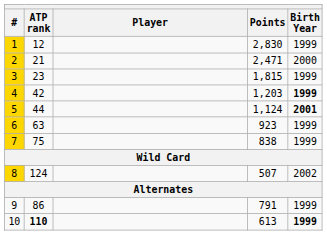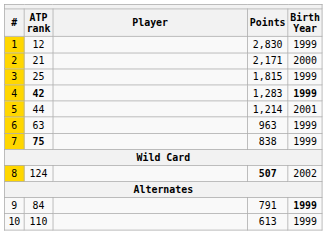(268, 61) 2,471 -> (268, 61) 2,171
(39, 77) 23 -> (39, 77) 25
(39, 93) normal -> (39, 93) bold
(268, 93) 1,203 -> (268, 93) 1,283
(268, 109) 1,124 -> (268, 109) 1,214
(305, 109) bold -> (305, 109) normal
(268, 125) 923 -> (268, 125) 963
(39, 141) normal -> (39, 141) bold
(268, 173) normal -> (268, 173) bold
(39, 206) 86 -> (39, 206) 84
(305, 206) normal -> (305, 206) bold
(39, 222) bold -> (39, 222) normal
(305, 222) bold -> (305, 222) normal
